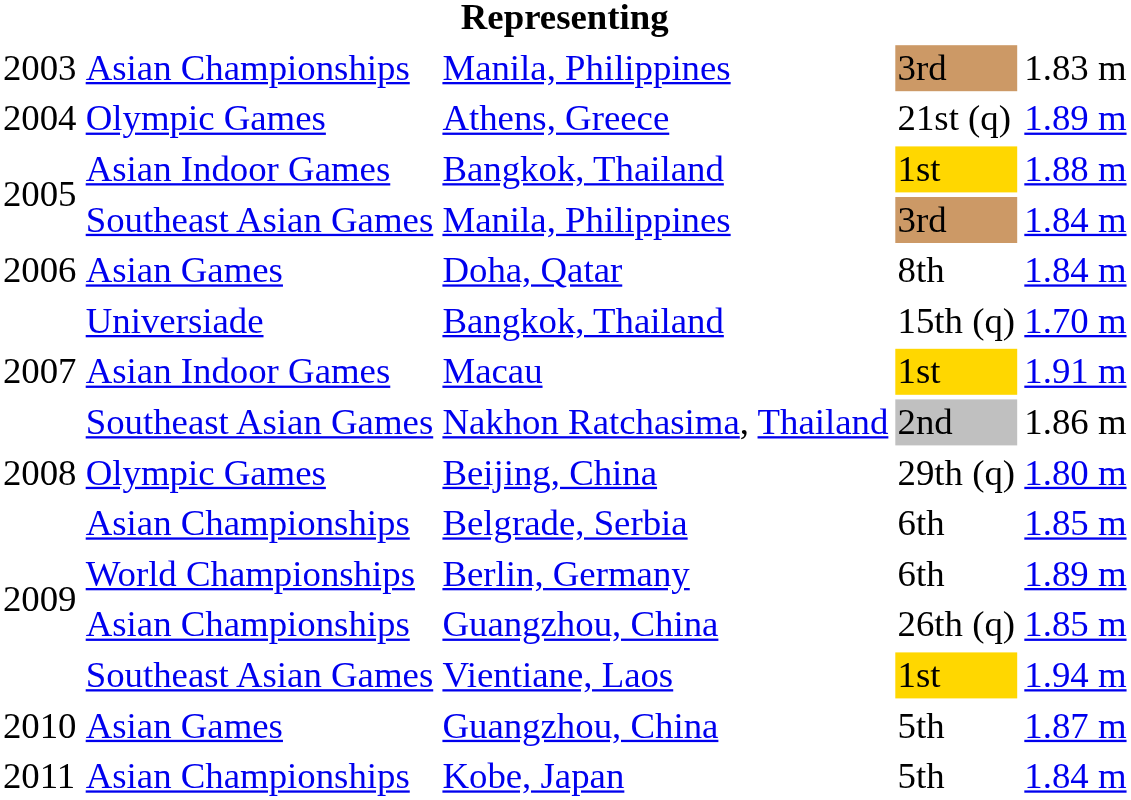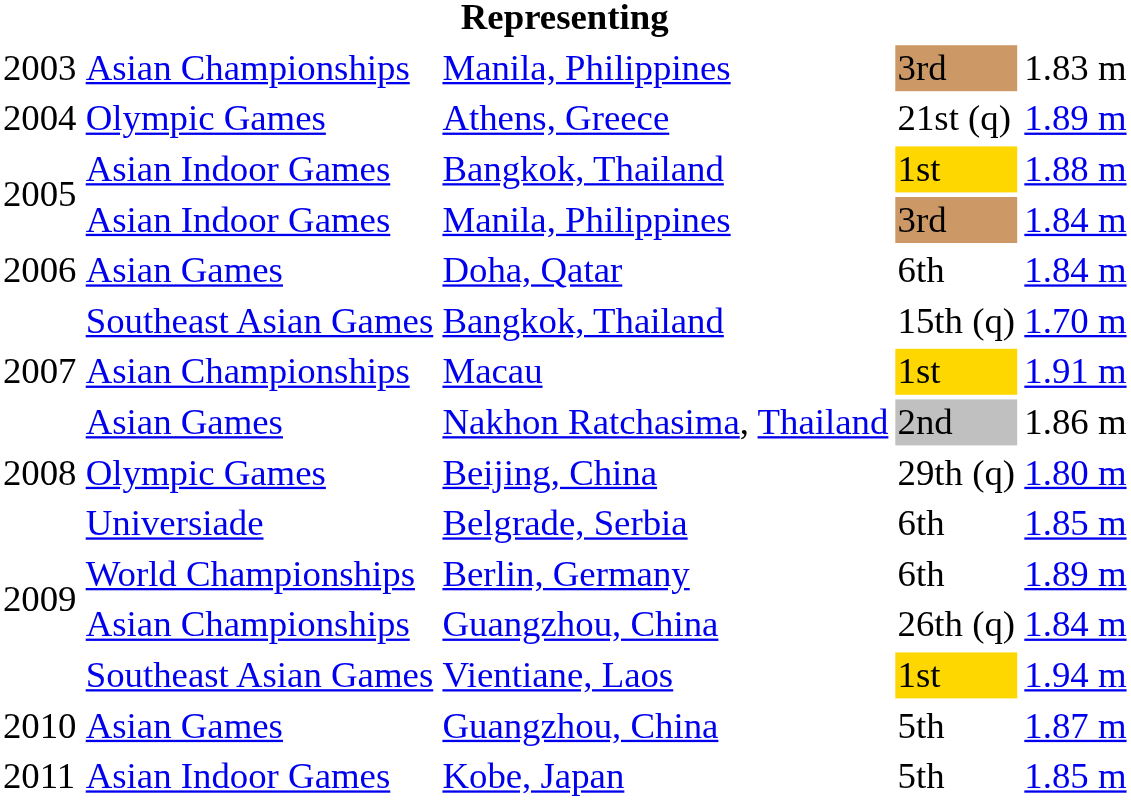(259, 219) Southeast Asian Games -> (238, 219) Asian Indoor Games
(921, 269) 8th -> (921, 269) 6th
(175, 320) Universiade -> (259, 320) Southeast Asian Games
(238, 371) Asian Indoor Games -> (248, 371) Asian Championships
(259, 421) Southeast Asian Games -> (184, 421) Asian Games
(248, 522) Asian Championships -> (175, 522) Universiade
(1075, 624) 1.85 m -> (1075, 624) 1.84 m
(248, 775) Asian Championships -> (238, 775) Asian Indoor Games
(1075, 775) 1.84 m -> (1075, 775) 1.85 m
